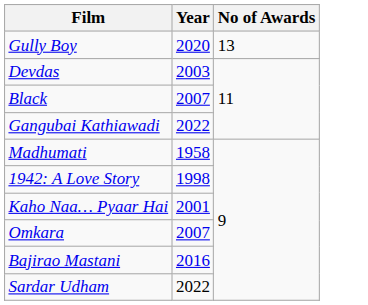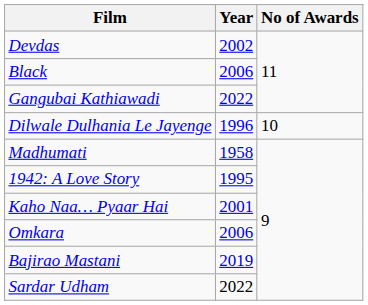- row: (43, 44)
(193, 71) 2003 -> (236, 44) 2002
(193, 98) 2007 -> (236, 71) 2006
+ row: (110, 125)
(193, 179) 1998 -> (236, 179) 1995
(193, 233) 2007 -> (236, 233) 2006
(193, 260) 2016 -> (236, 260) 2019
